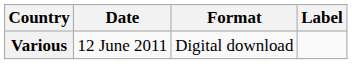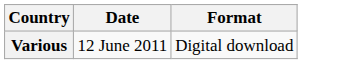- column: (322, 17)
